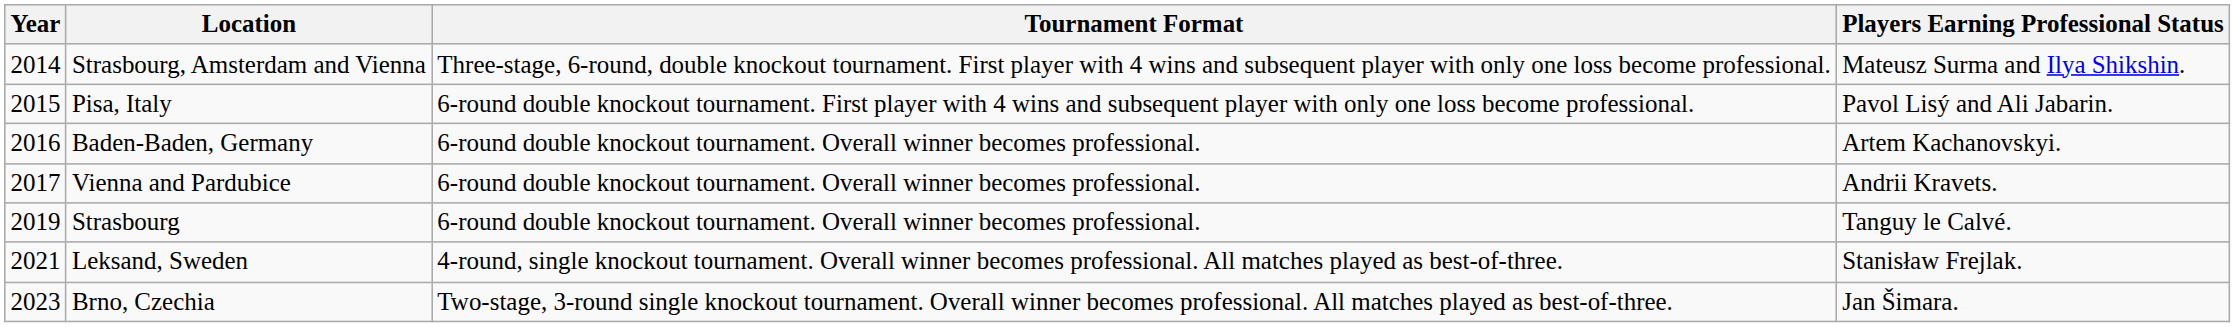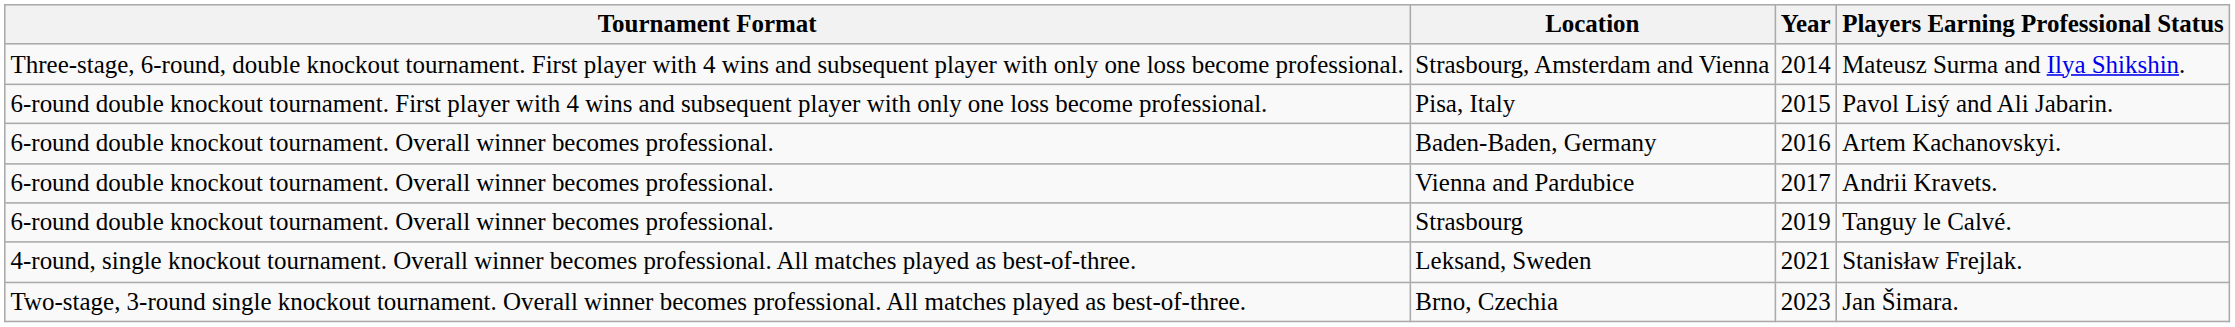columns swapped: (35, 24) <-> (1134, 24)
